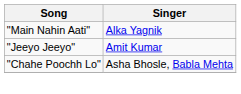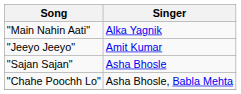+ row: (40, 64)
